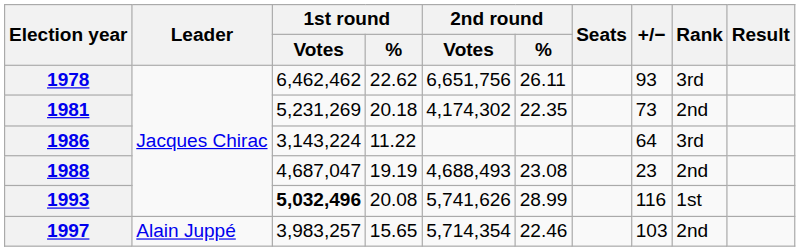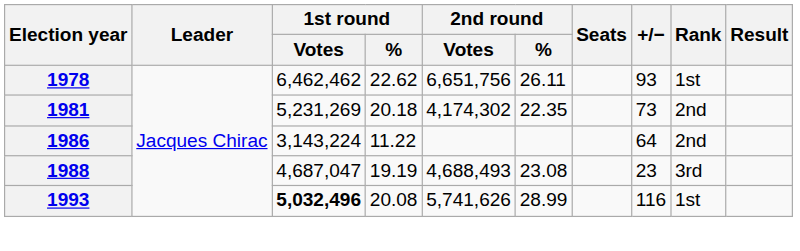(690, 79) 3rd -> (688, 79) 1st
(690, 140) 3rd -> (691, 140) 2nd
(692, 170) 2nd -> (689, 170) 3rd
- row: (68, 230)
